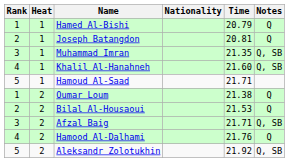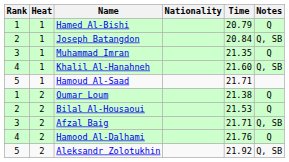(239, 40) 20.81 -> (239, 40) 20.84
(269, 40) Q -> (269, 40) Q, SB
(269, 54) Q, SB -> (269, 54) Q
